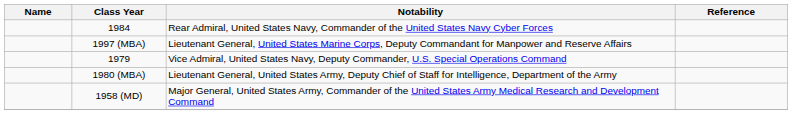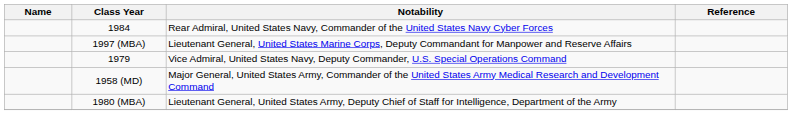rows swapped: (119, 96) <-> (119, 75)
